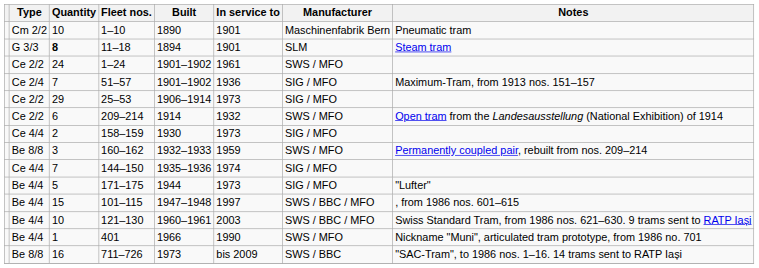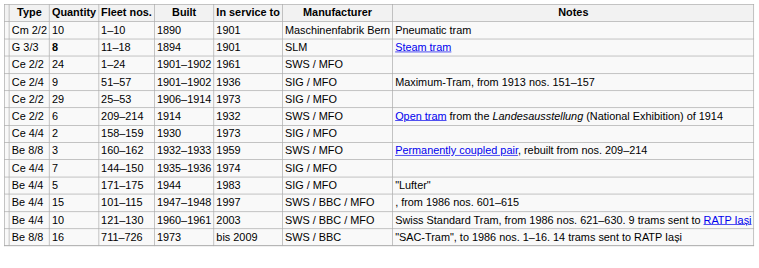(55, 82) 7 -> (55, 82) 9
(228, 185) 1973 -> (228, 185) 1983
- row: (110, 237)
